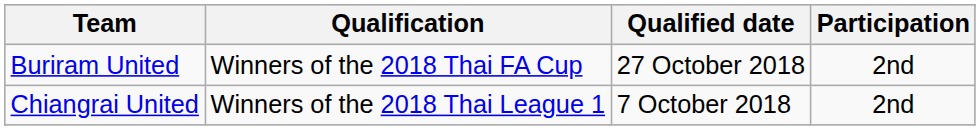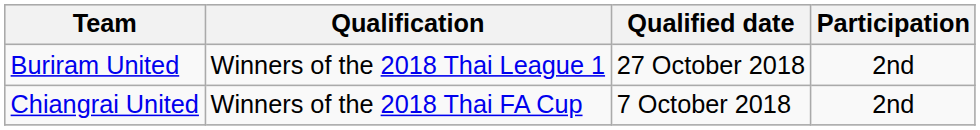(397, 64) Winners of the 2018 Thai FA Cup -> (408, 64) Winners of the 2018 Thai League 1
(408, 104) Winners of the 2018 Thai League 1 -> (397, 104) Winners of the 2018 Thai FA Cup
